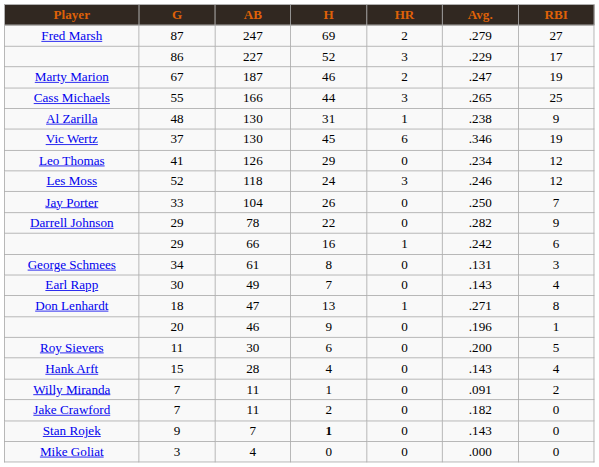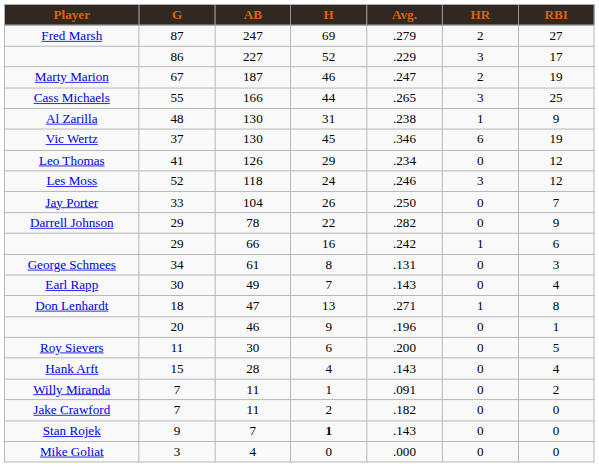columns swapped: (480, 14) <-> (404, 14)
